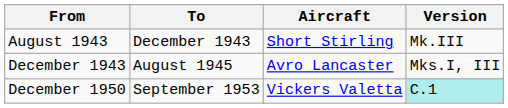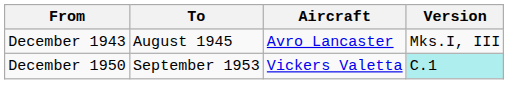- row: (58, 41)
